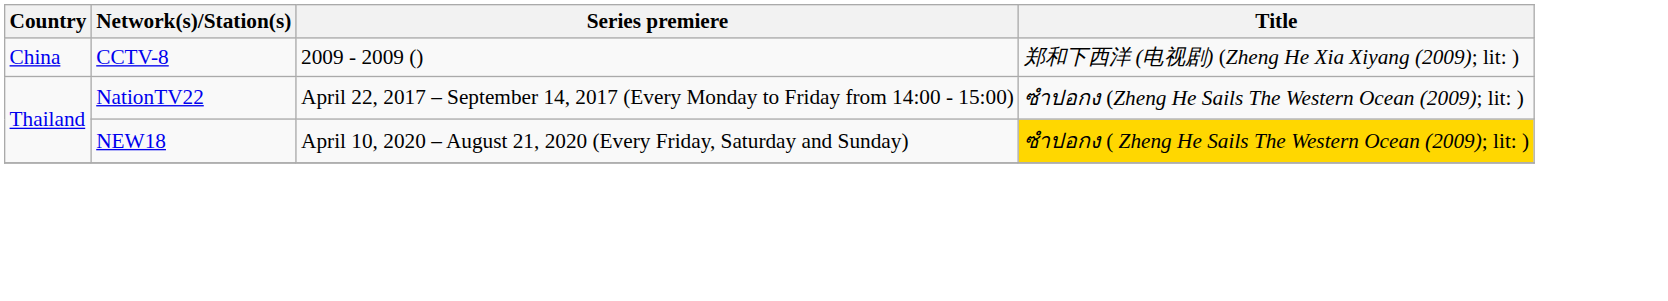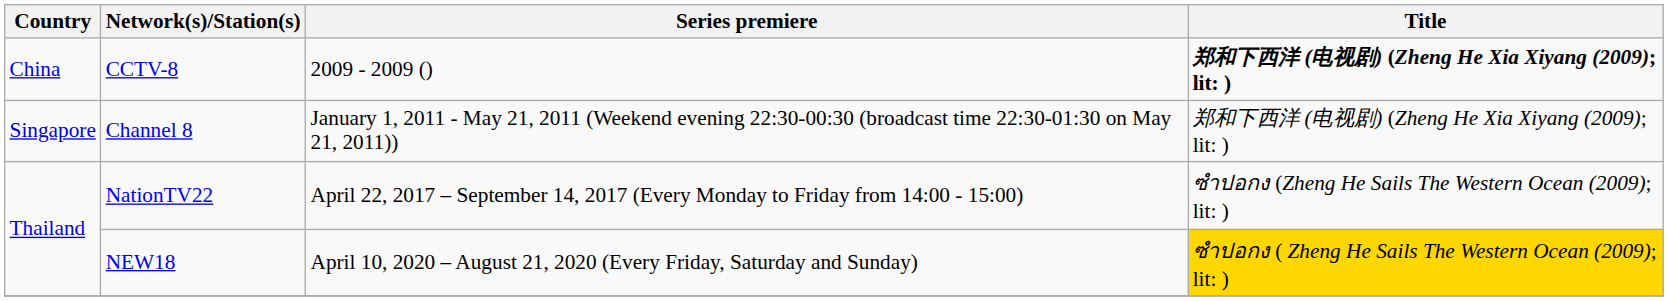(1271, 56) normal -> (1424, 69) bold
+ row: (149, 130)
